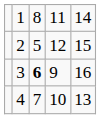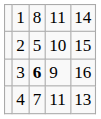(58, 45) 12 -> (58, 45) 10
(58, 99) 10 -> (58, 99) 11
